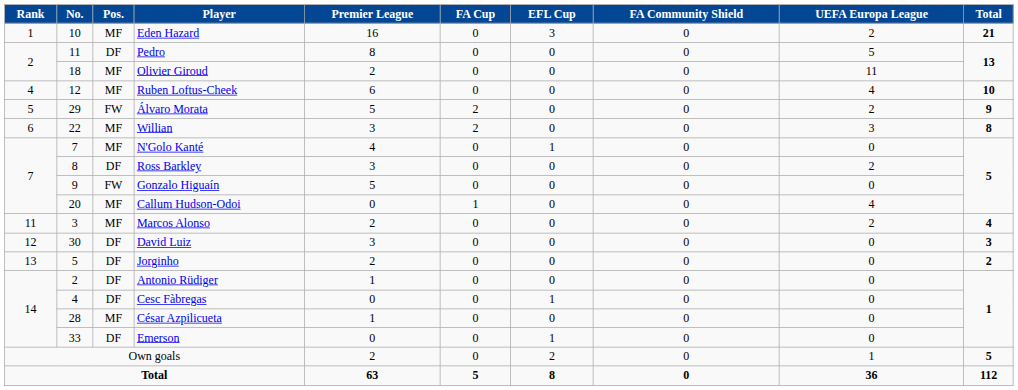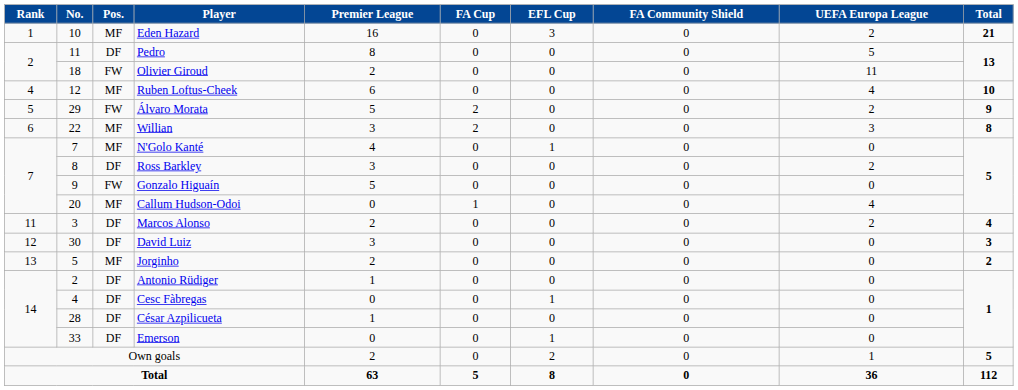(113, 71) MF -> (113, 71) FW
(113, 223) MF -> (113, 223) DF
(113, 261) DF -> (113, 261) MF
(113, 318) MF -> (113, 318) DF
